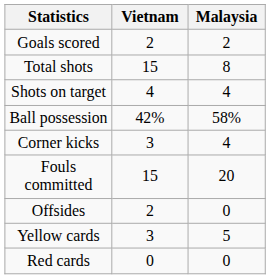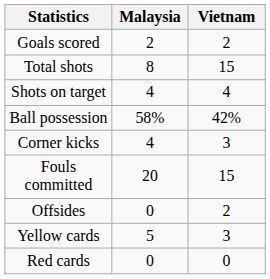columns swapped: (227, 17) <-> (150, 17)
